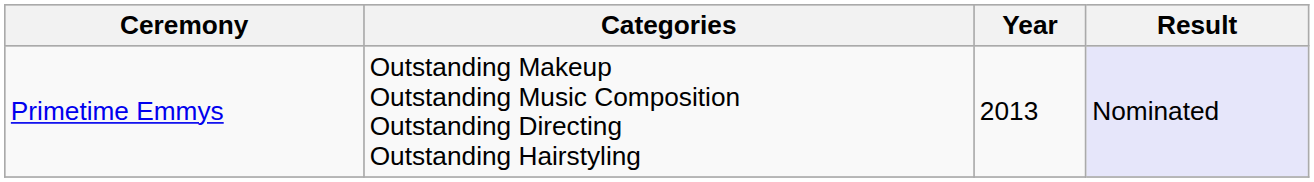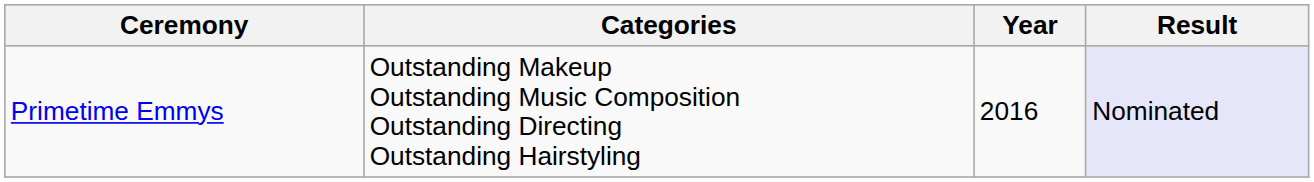(1009, 111) 2013 -> (1009, 111) 2016
